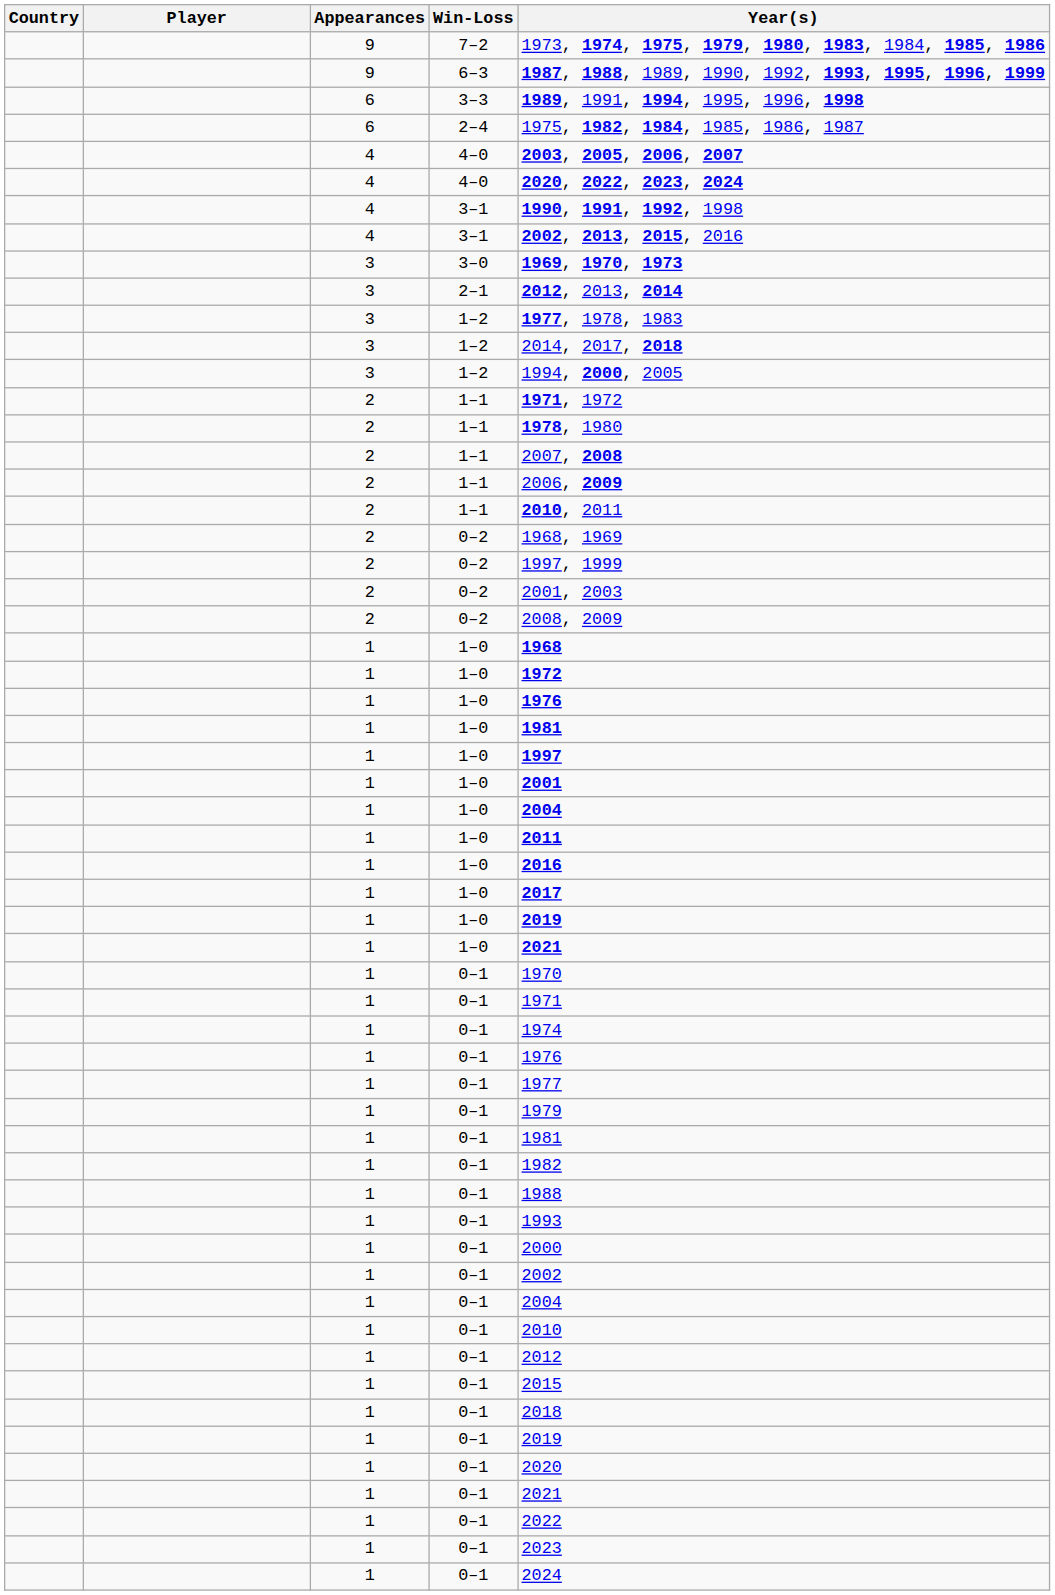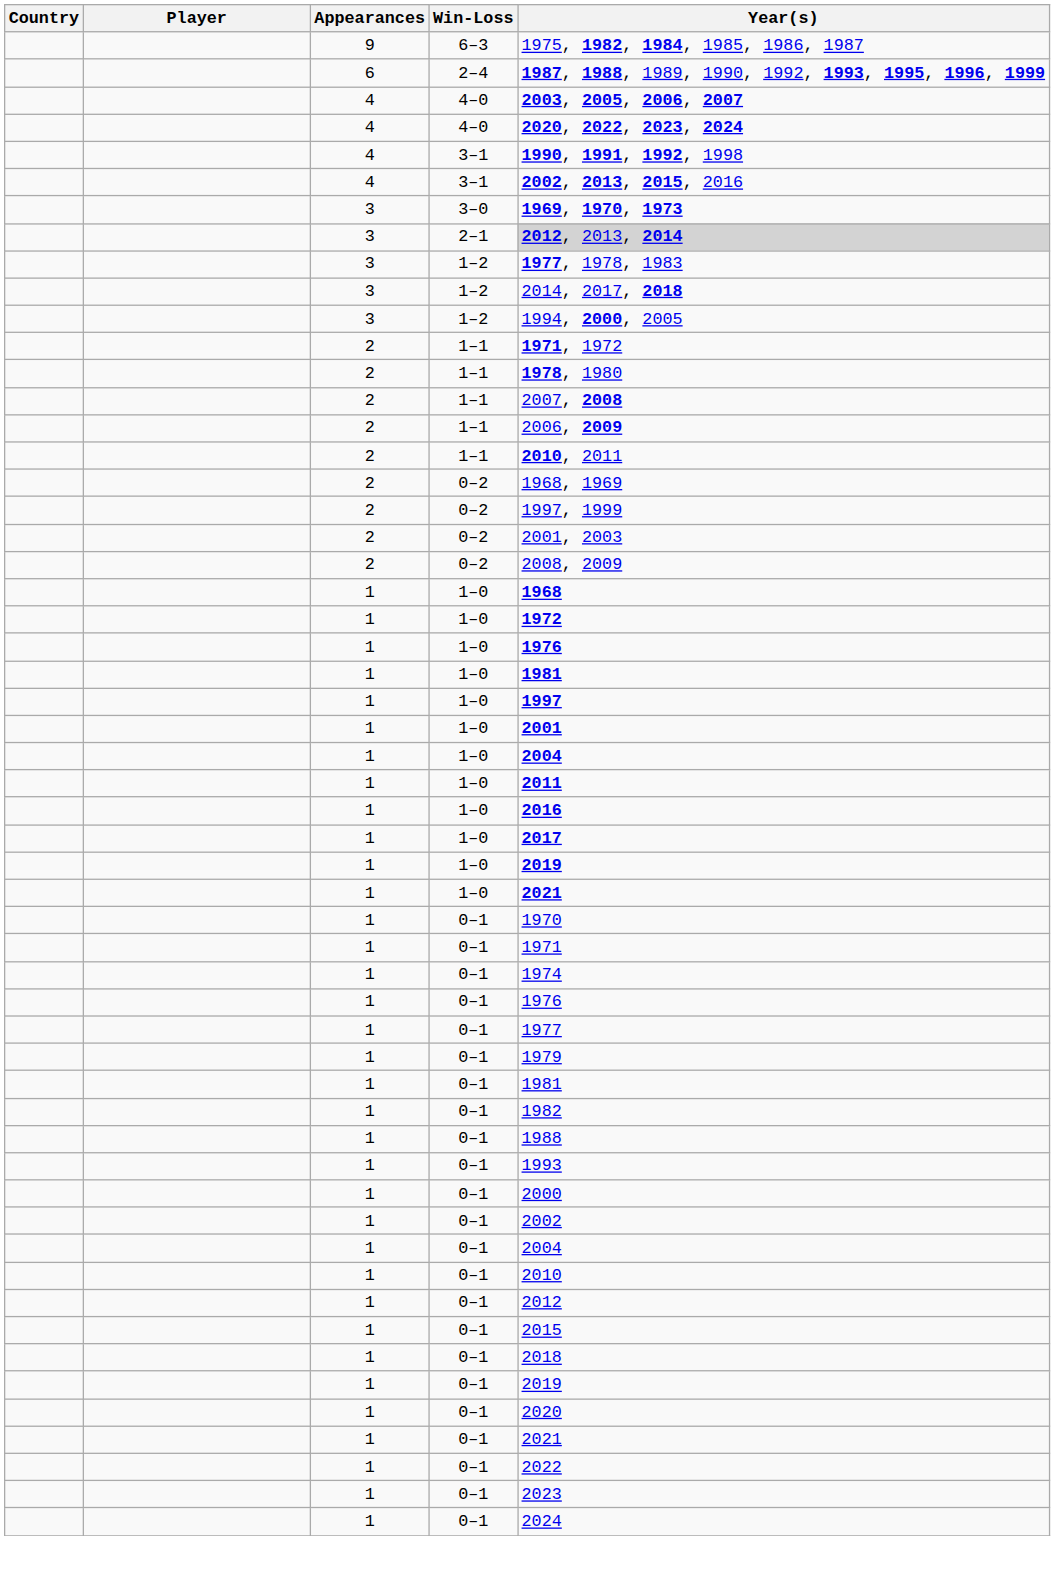- row: (370, 46)
(783, 73) 1987, 1988, 1989, 1990, 1992, 1993, 1995, 1996, 1999 -> (693, 46) 1975, 1982, 1984, 1985, 1986, 1987
- row: (370, 100)
(693, 128) 1975, 1982, 1984, 1985, 1986, 1987 -> (783, 73) 1987, 1988, 1989, 1990, 1992, 1993, 1995, 1996, 1999
(602, 292) no background -> (602, 237) lightgrey background
